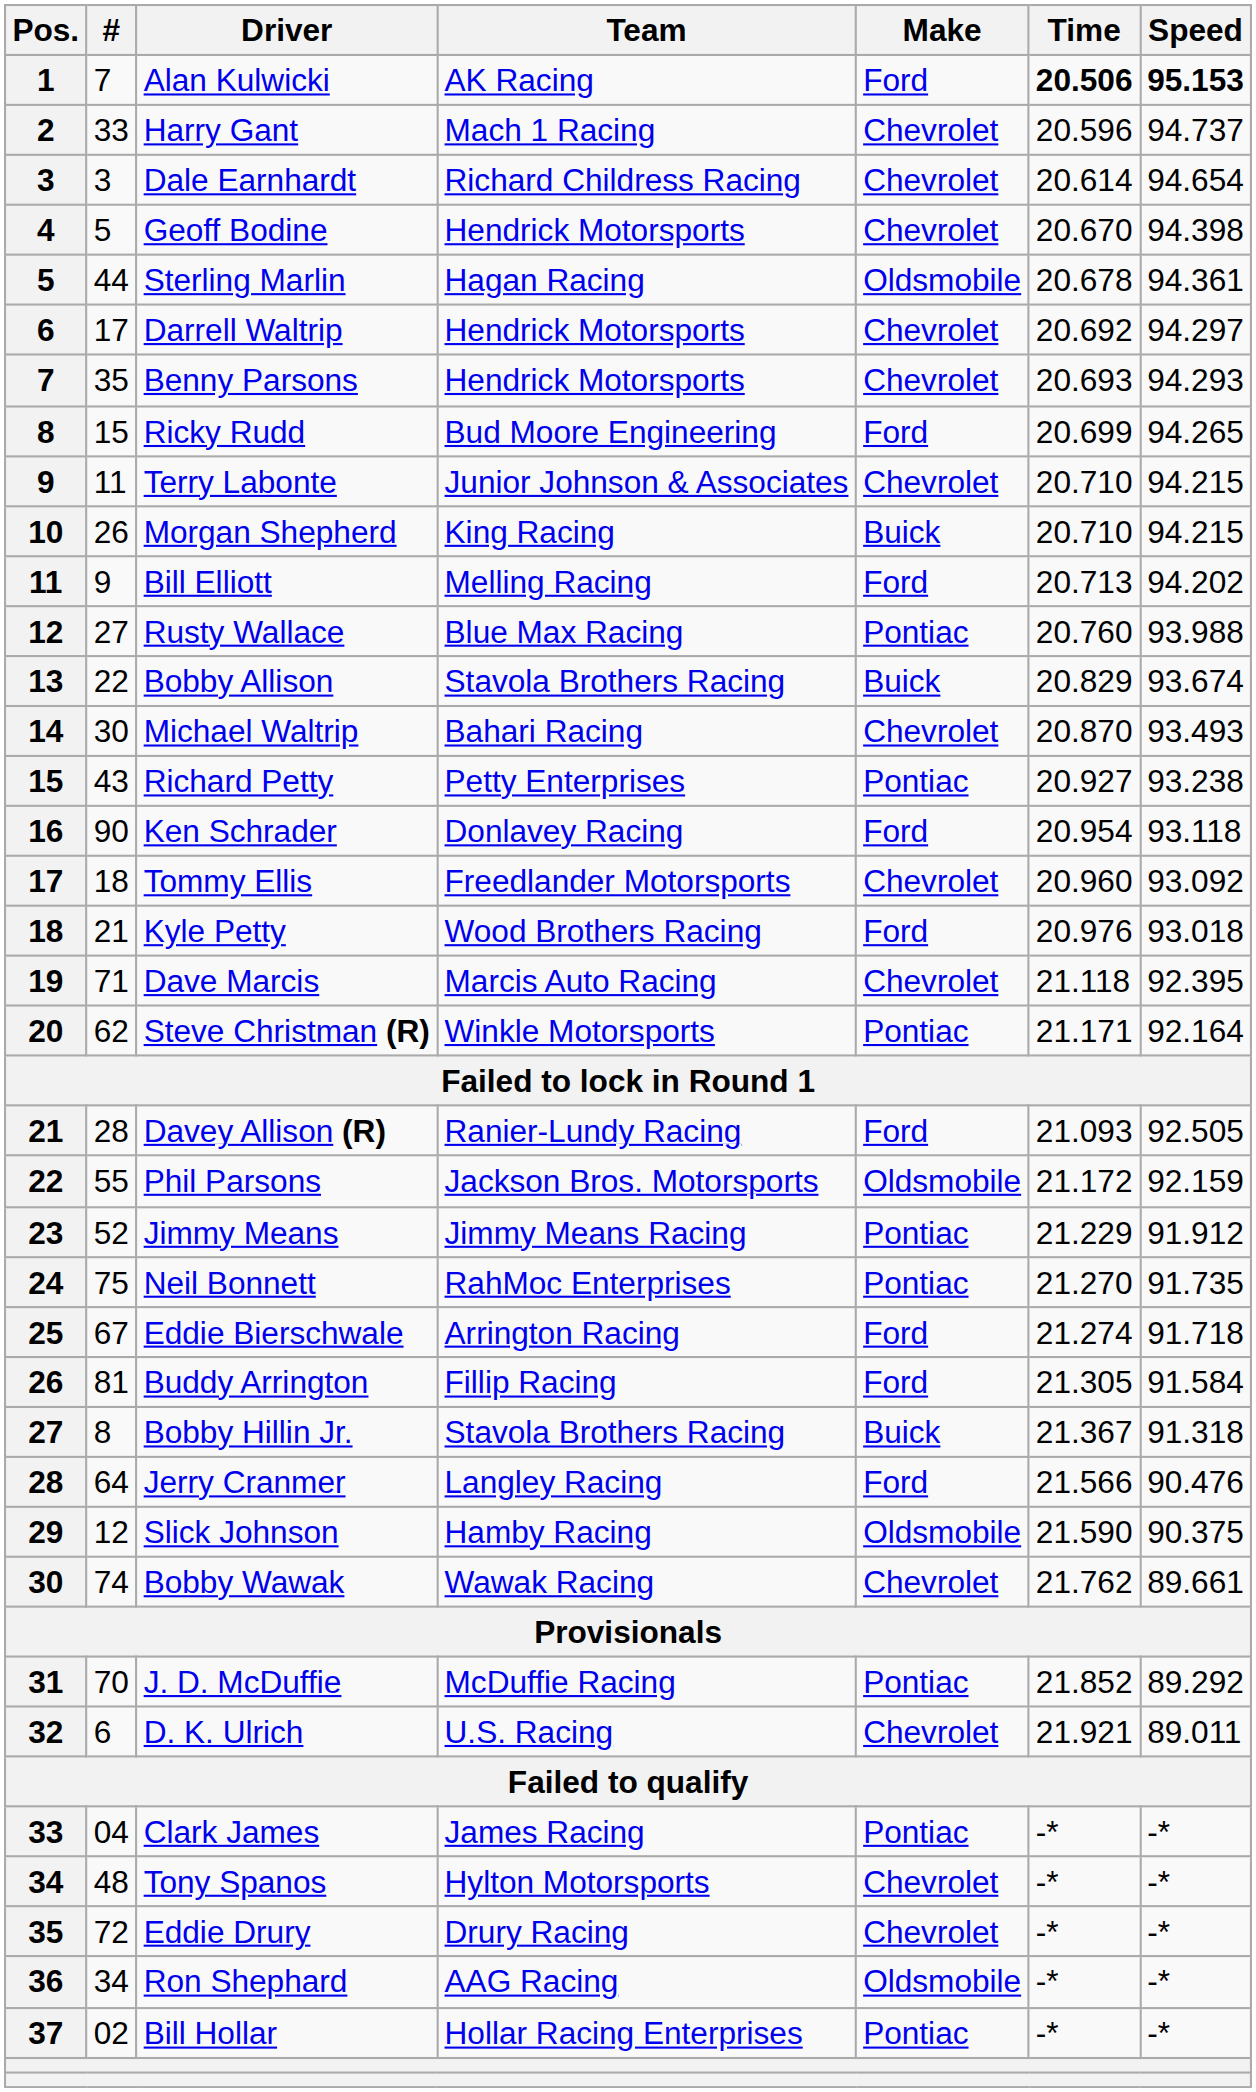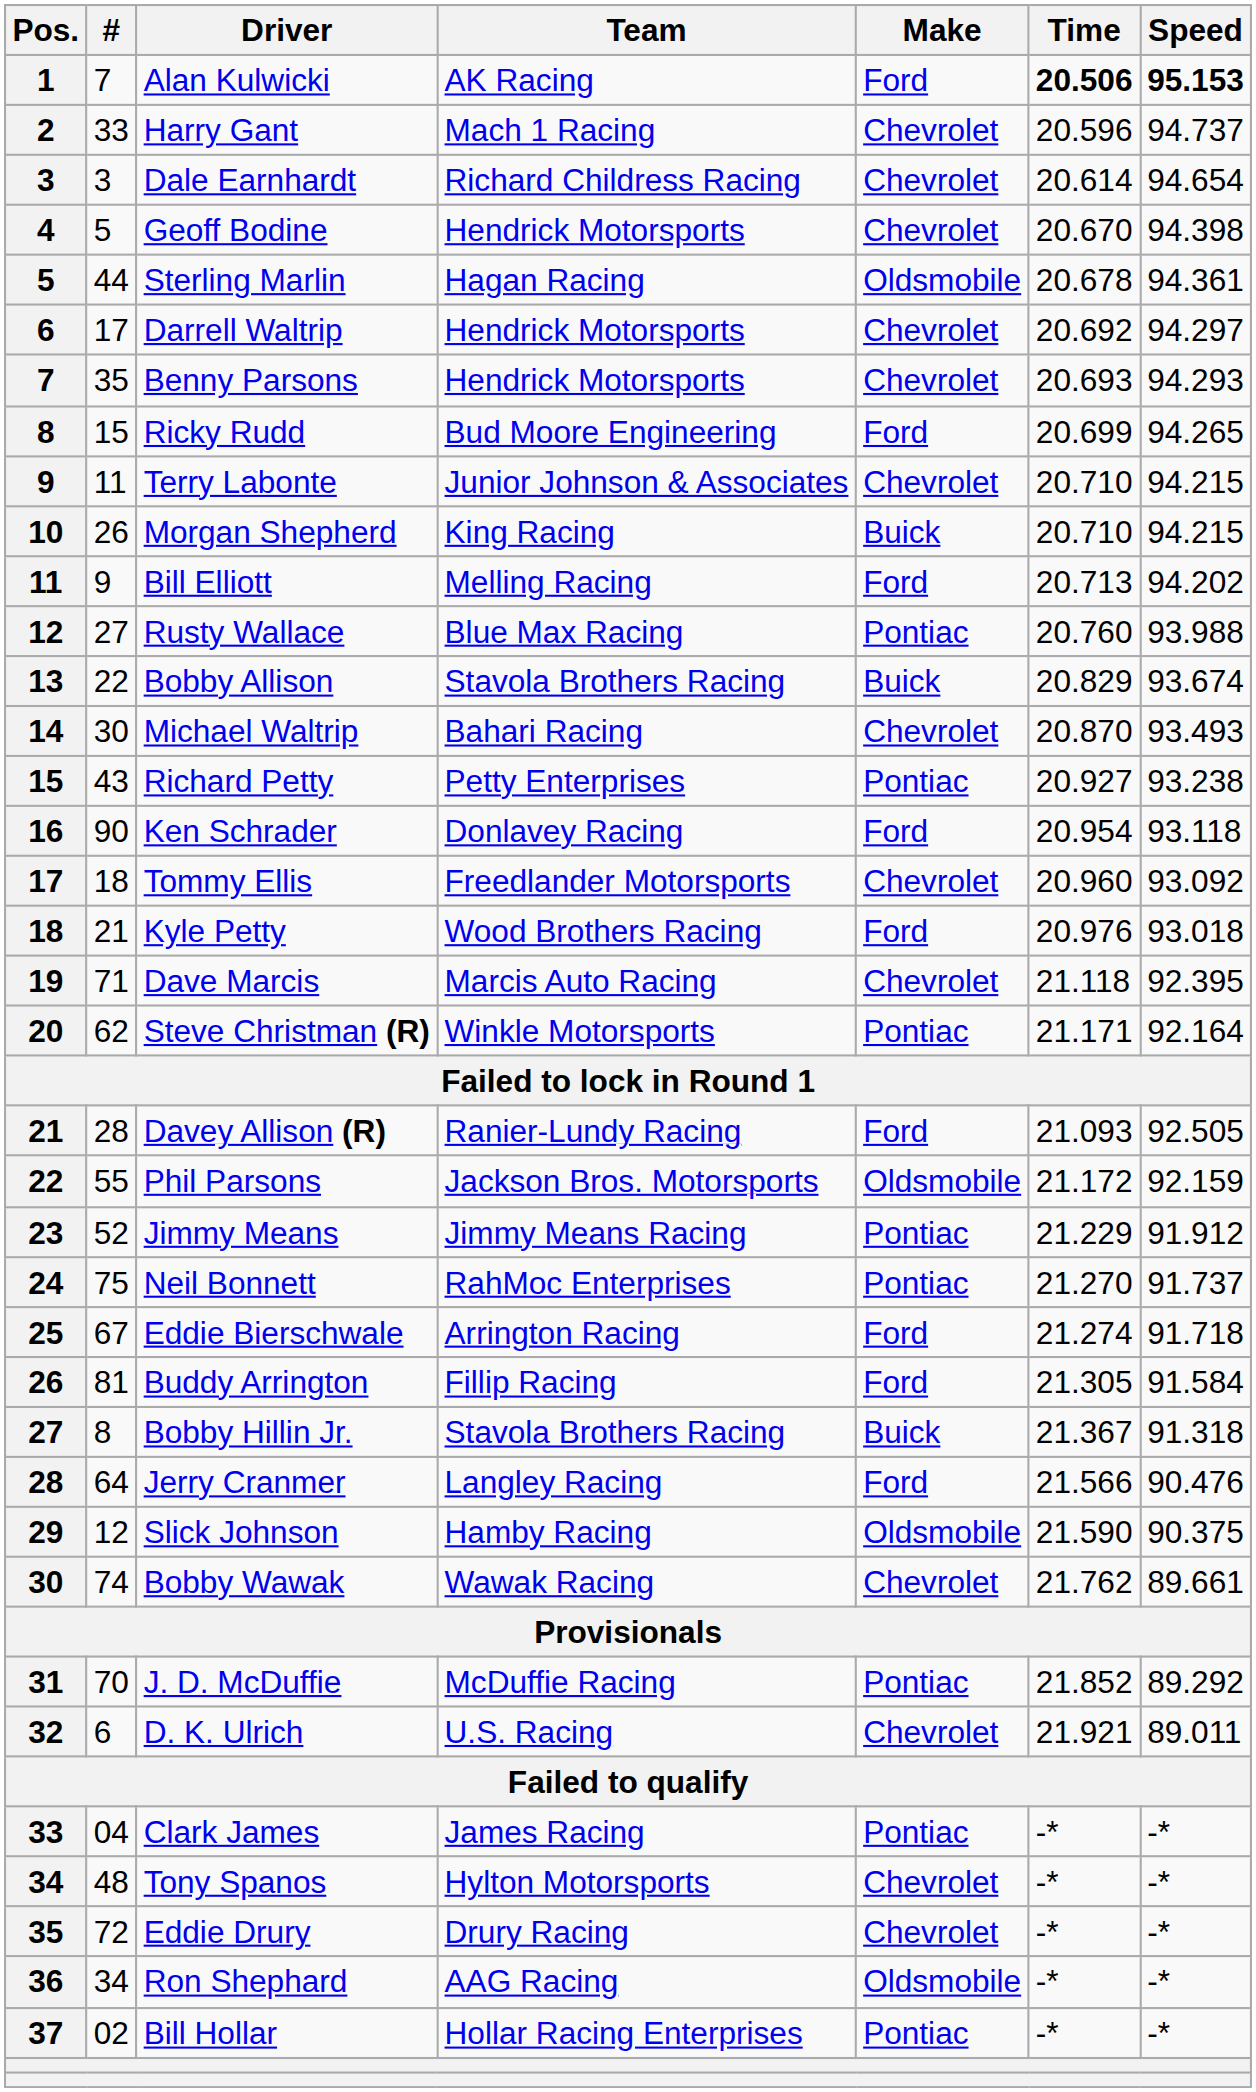(1195, 1282) 91.735 -> (1195, 1282) 91.737
